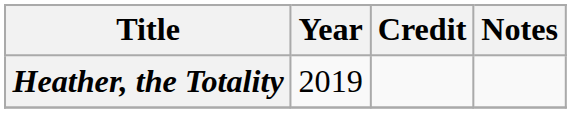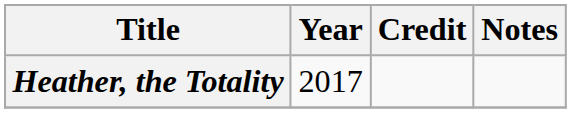(331, 81) 2019 -> (331, 81) 2017
